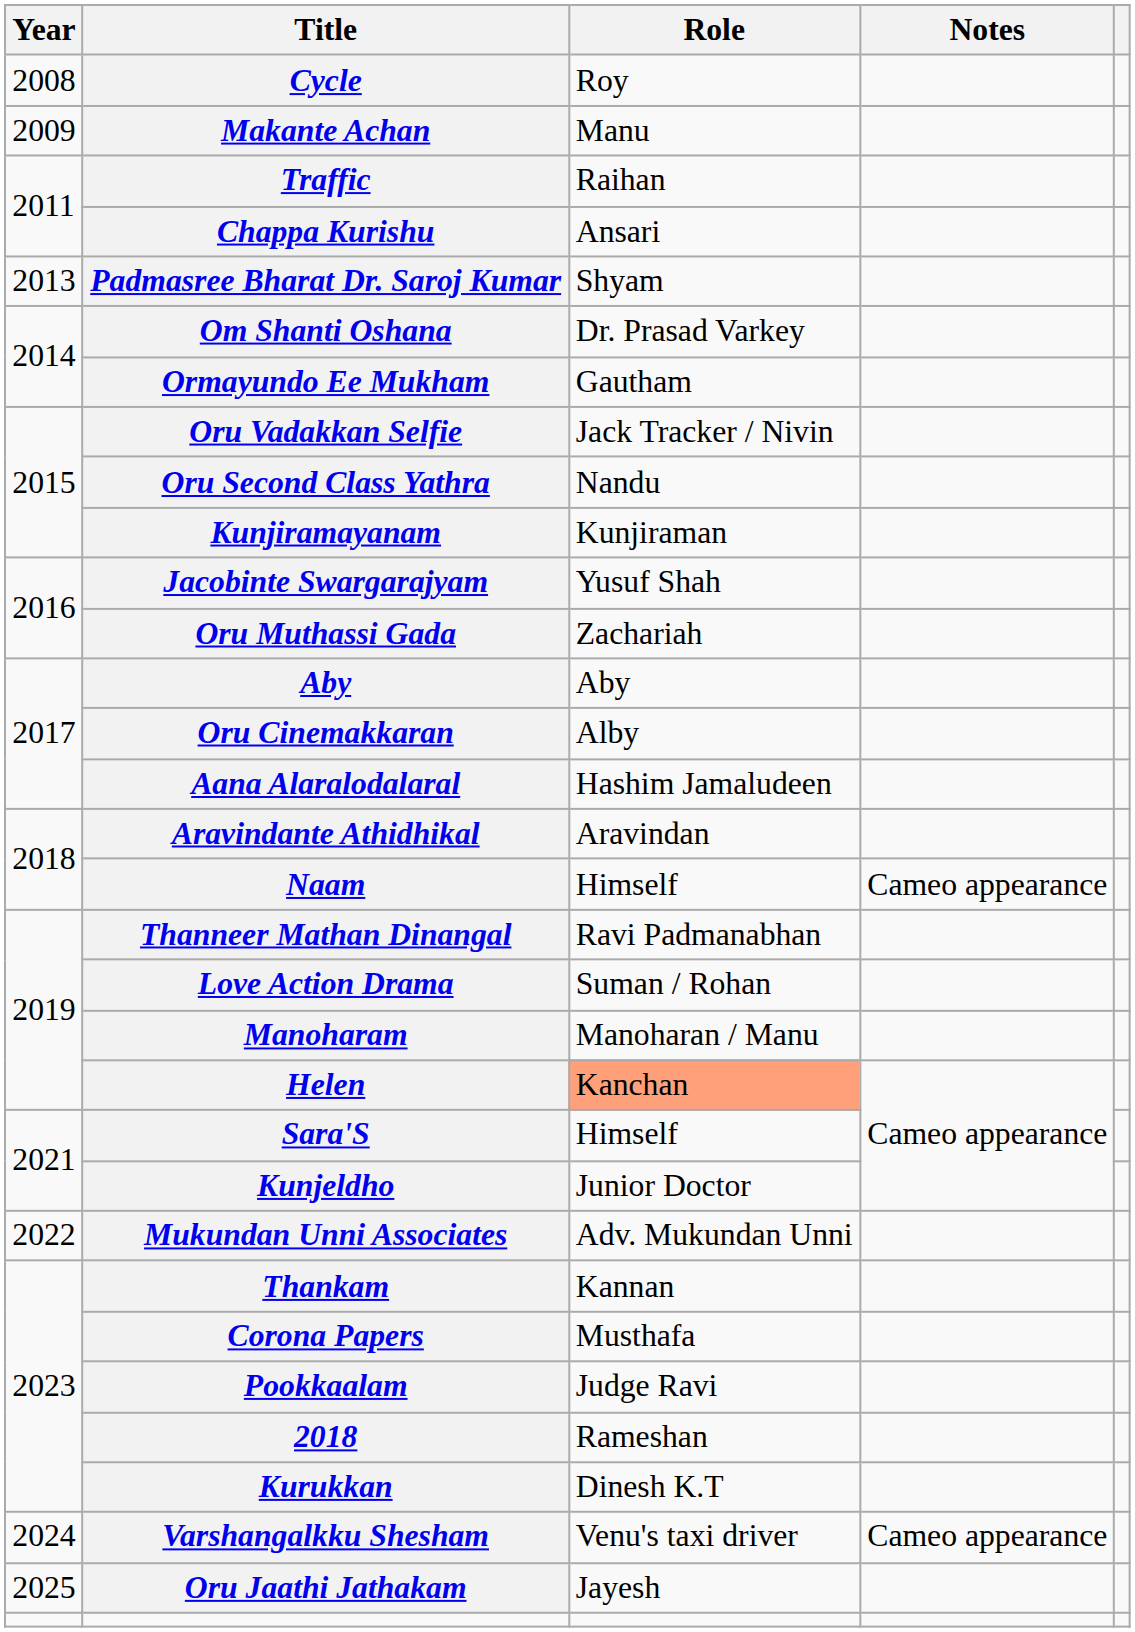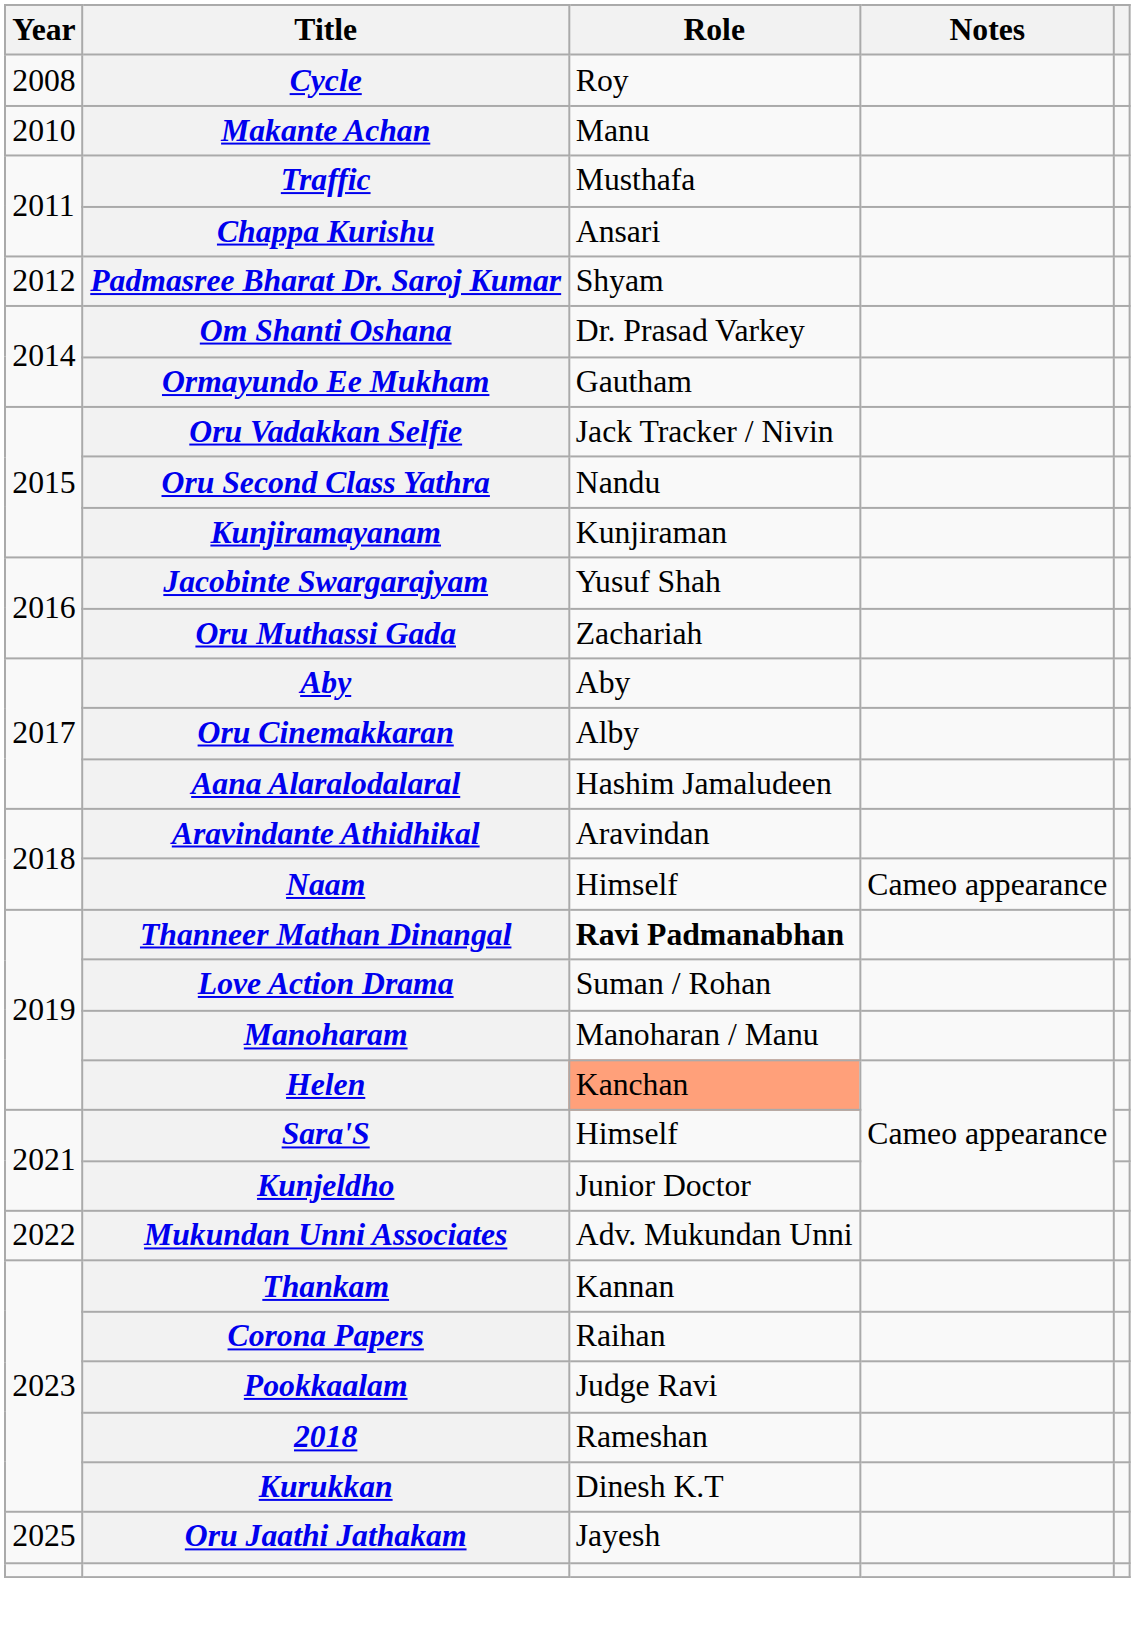(44, 130) 2009 -> (44, 130) 2010
(621, 180) Raihan -> (636, 180) Musthafa
(44, 280) 2013 -> (44, 280) 2012
(698, 933) normal -> (710, 933) bold
(636, 1335) Musthafa -> (621, 1335) Raihan
- row: (326, 1536)
